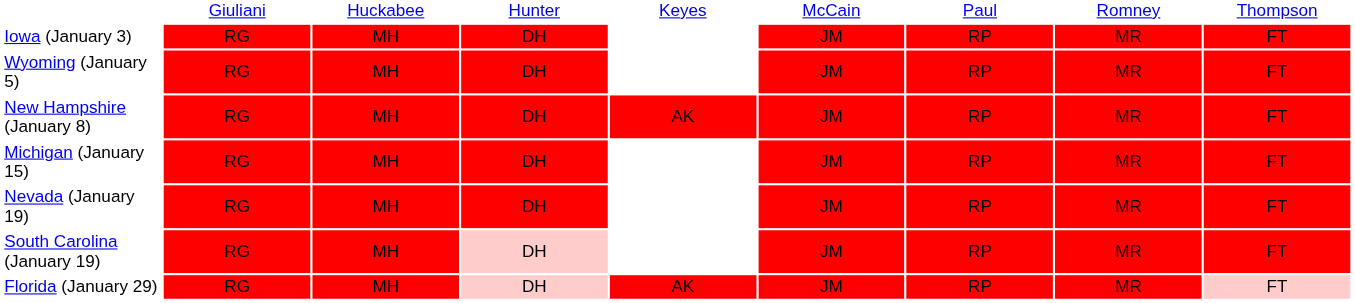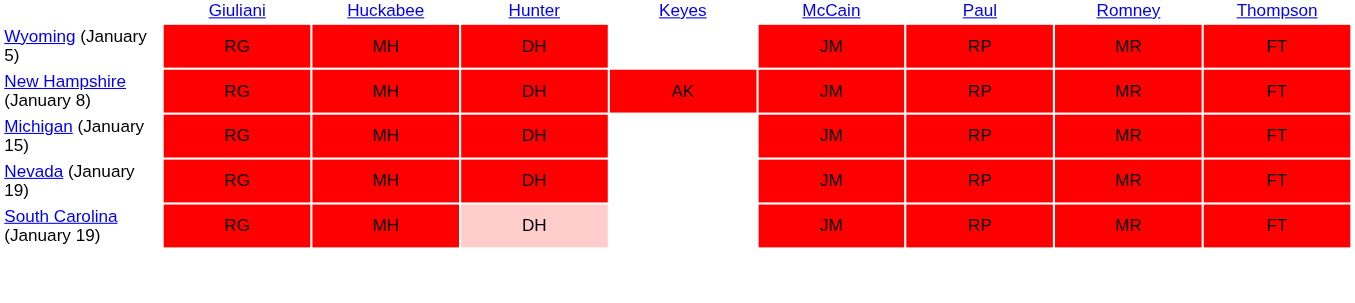- row: (68, 36)
- row: (81, 286)
